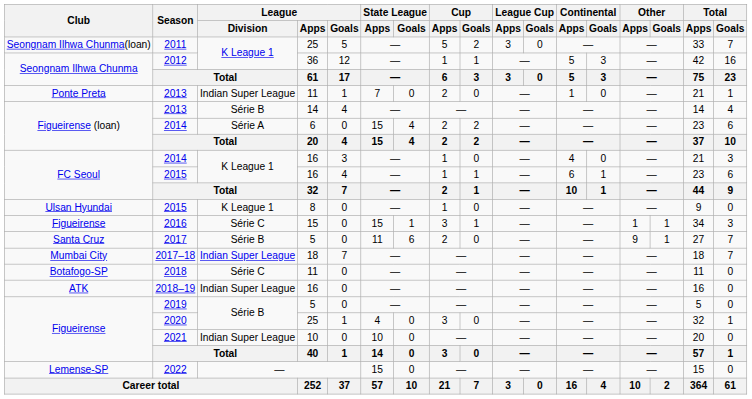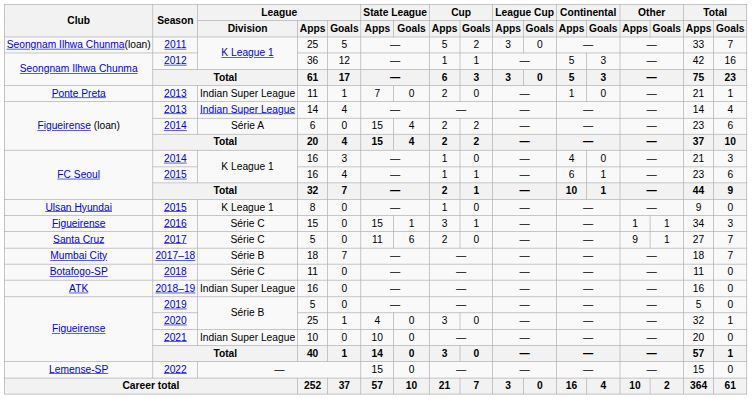(248, 110) Série B -> (248, 110) Indian Super League
(248, 239) Série B -> (248, 239) Série C
(248, 256) Indian Super League -> (248, 256) Série B
